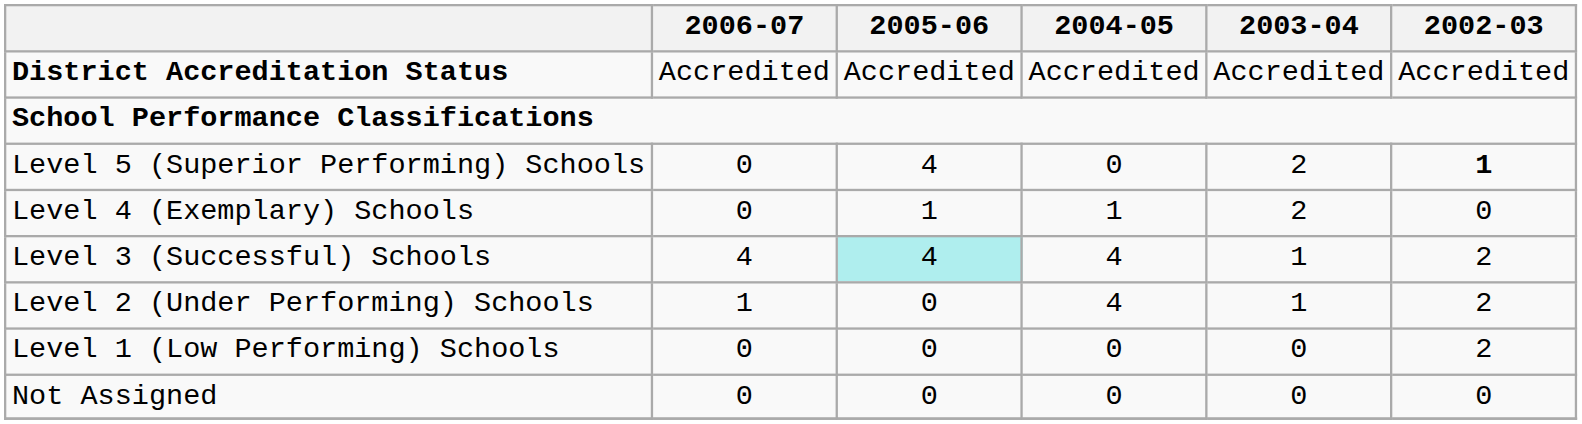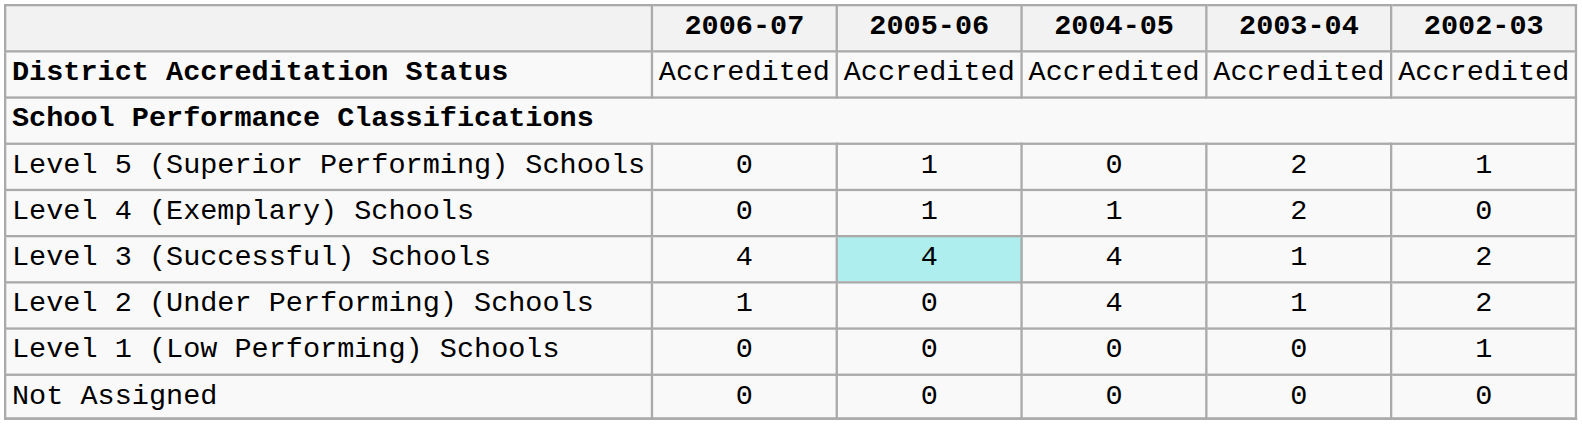(929, 167) 4 -> (929, 167) 1
(1484, 167) bold -> (1484, 167) normal
(1484, 351) 2 -> (1484, 351) 1
